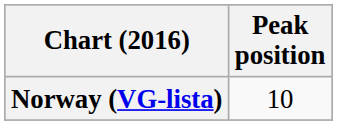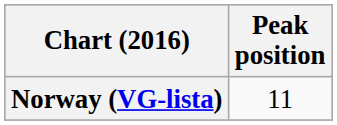(280, 98) 10 -> (280, 98) 11
